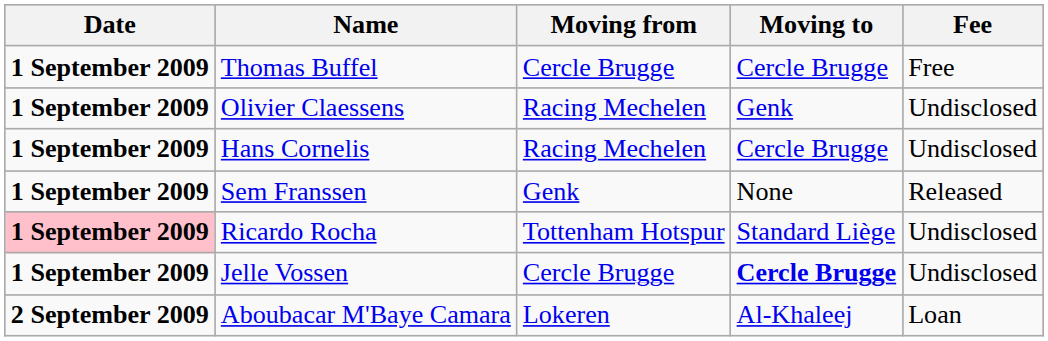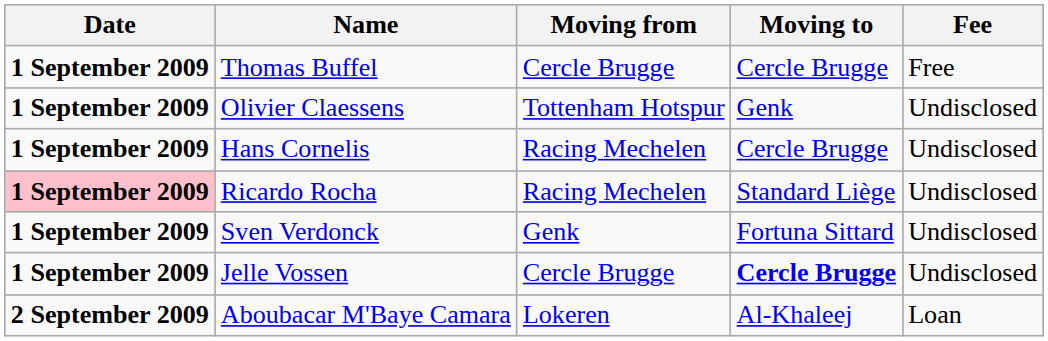(614, 107) Racing Mechelen -> (624, 107) Tottenham Hotspur
- row: (294, 190)
(624, 231) Tottenham Hotspur -> (614, 190) Racing Mechelen
+ row: (300, 231)
